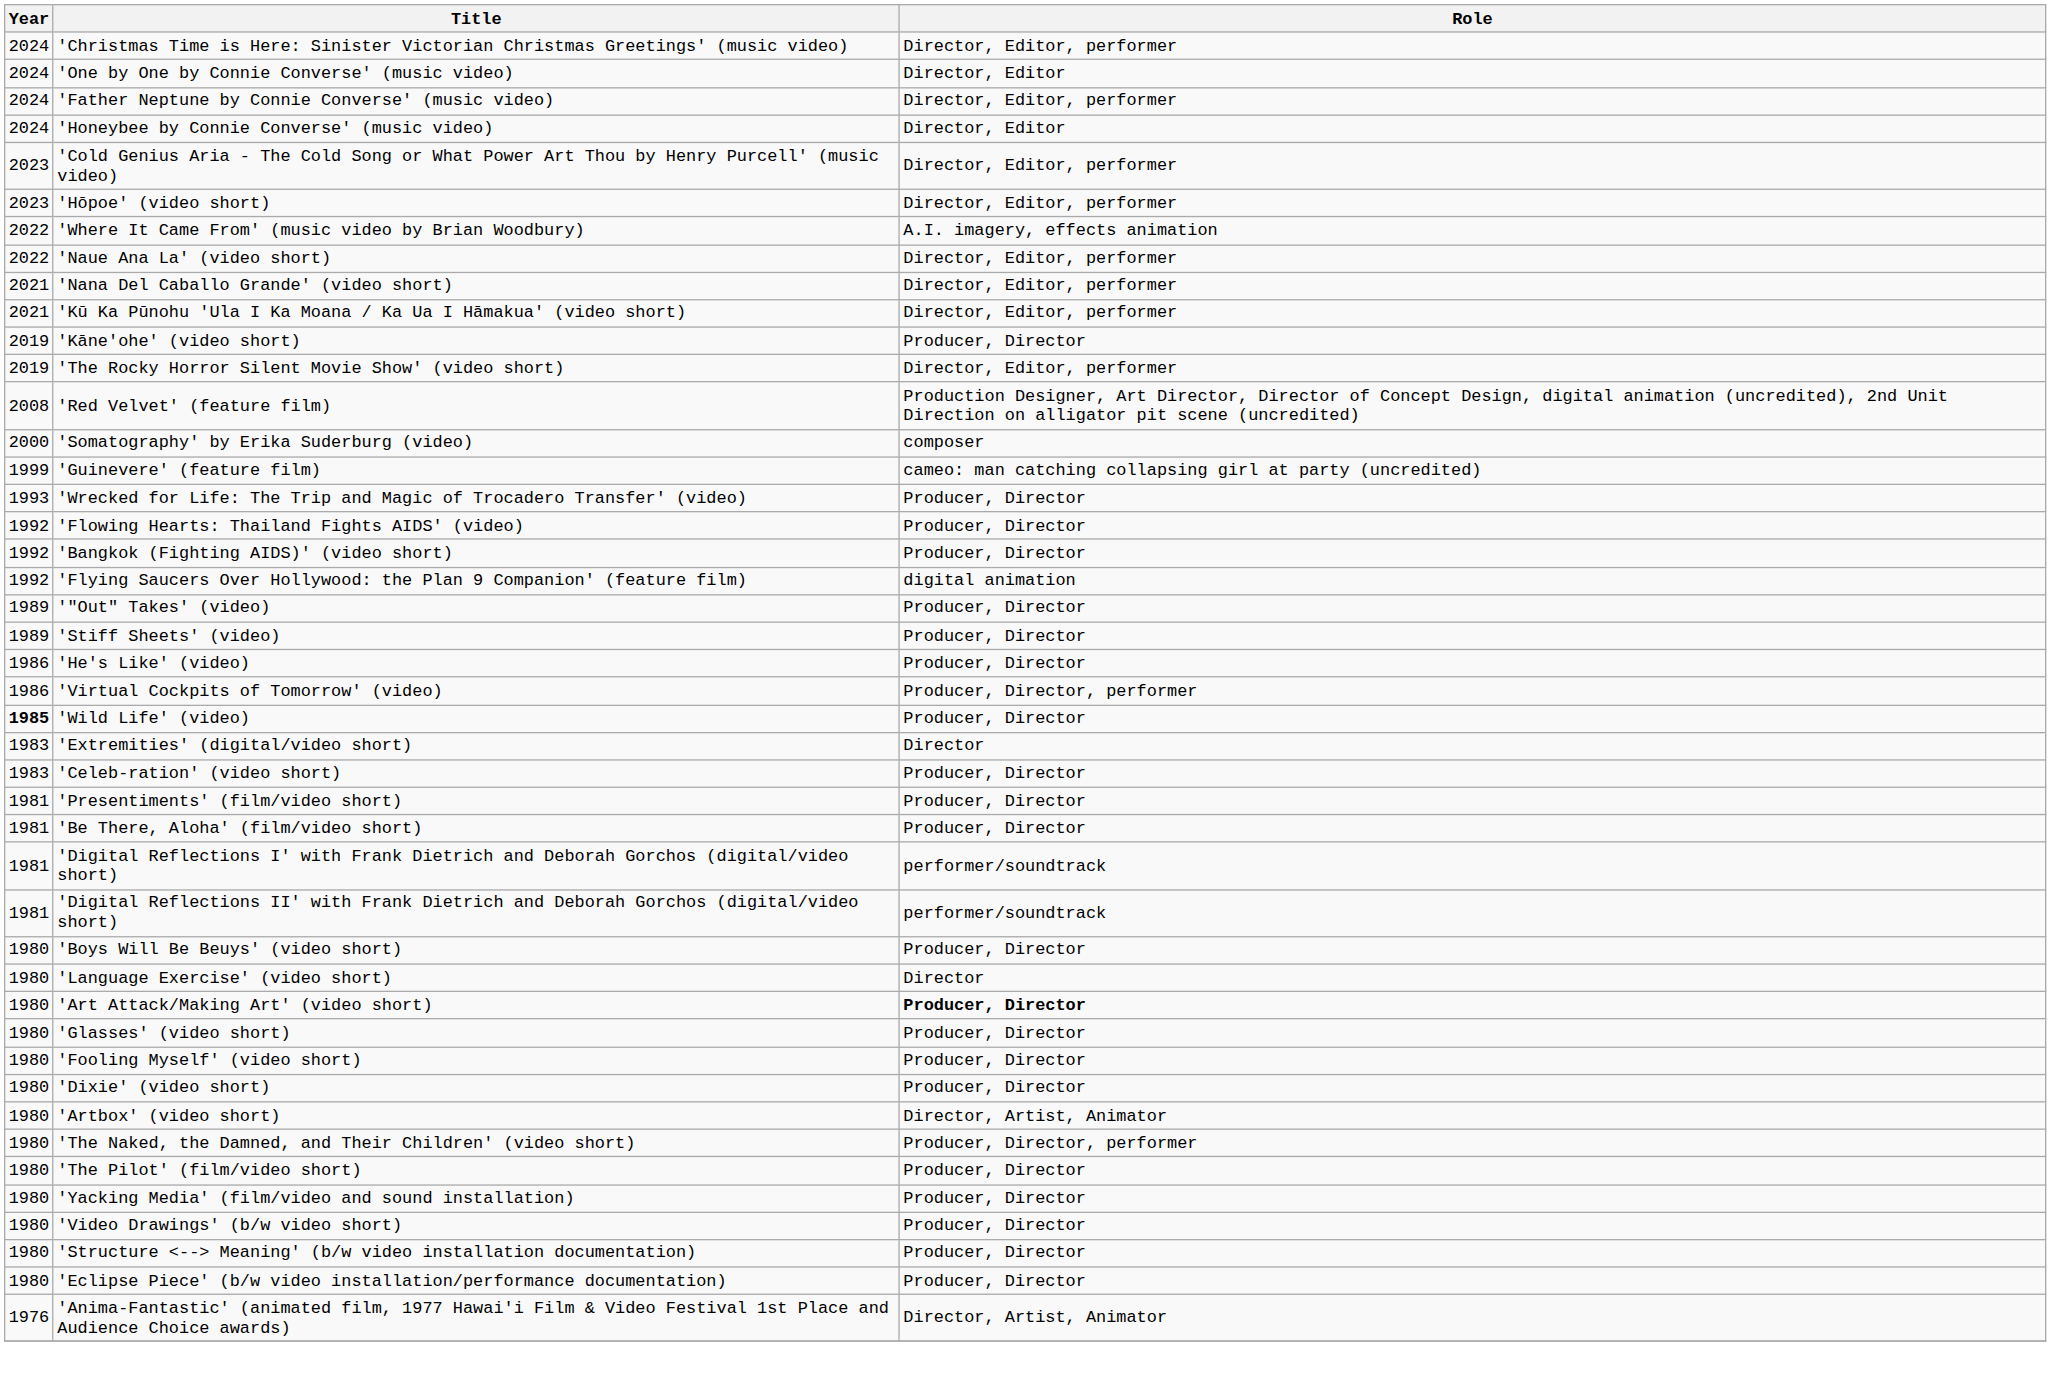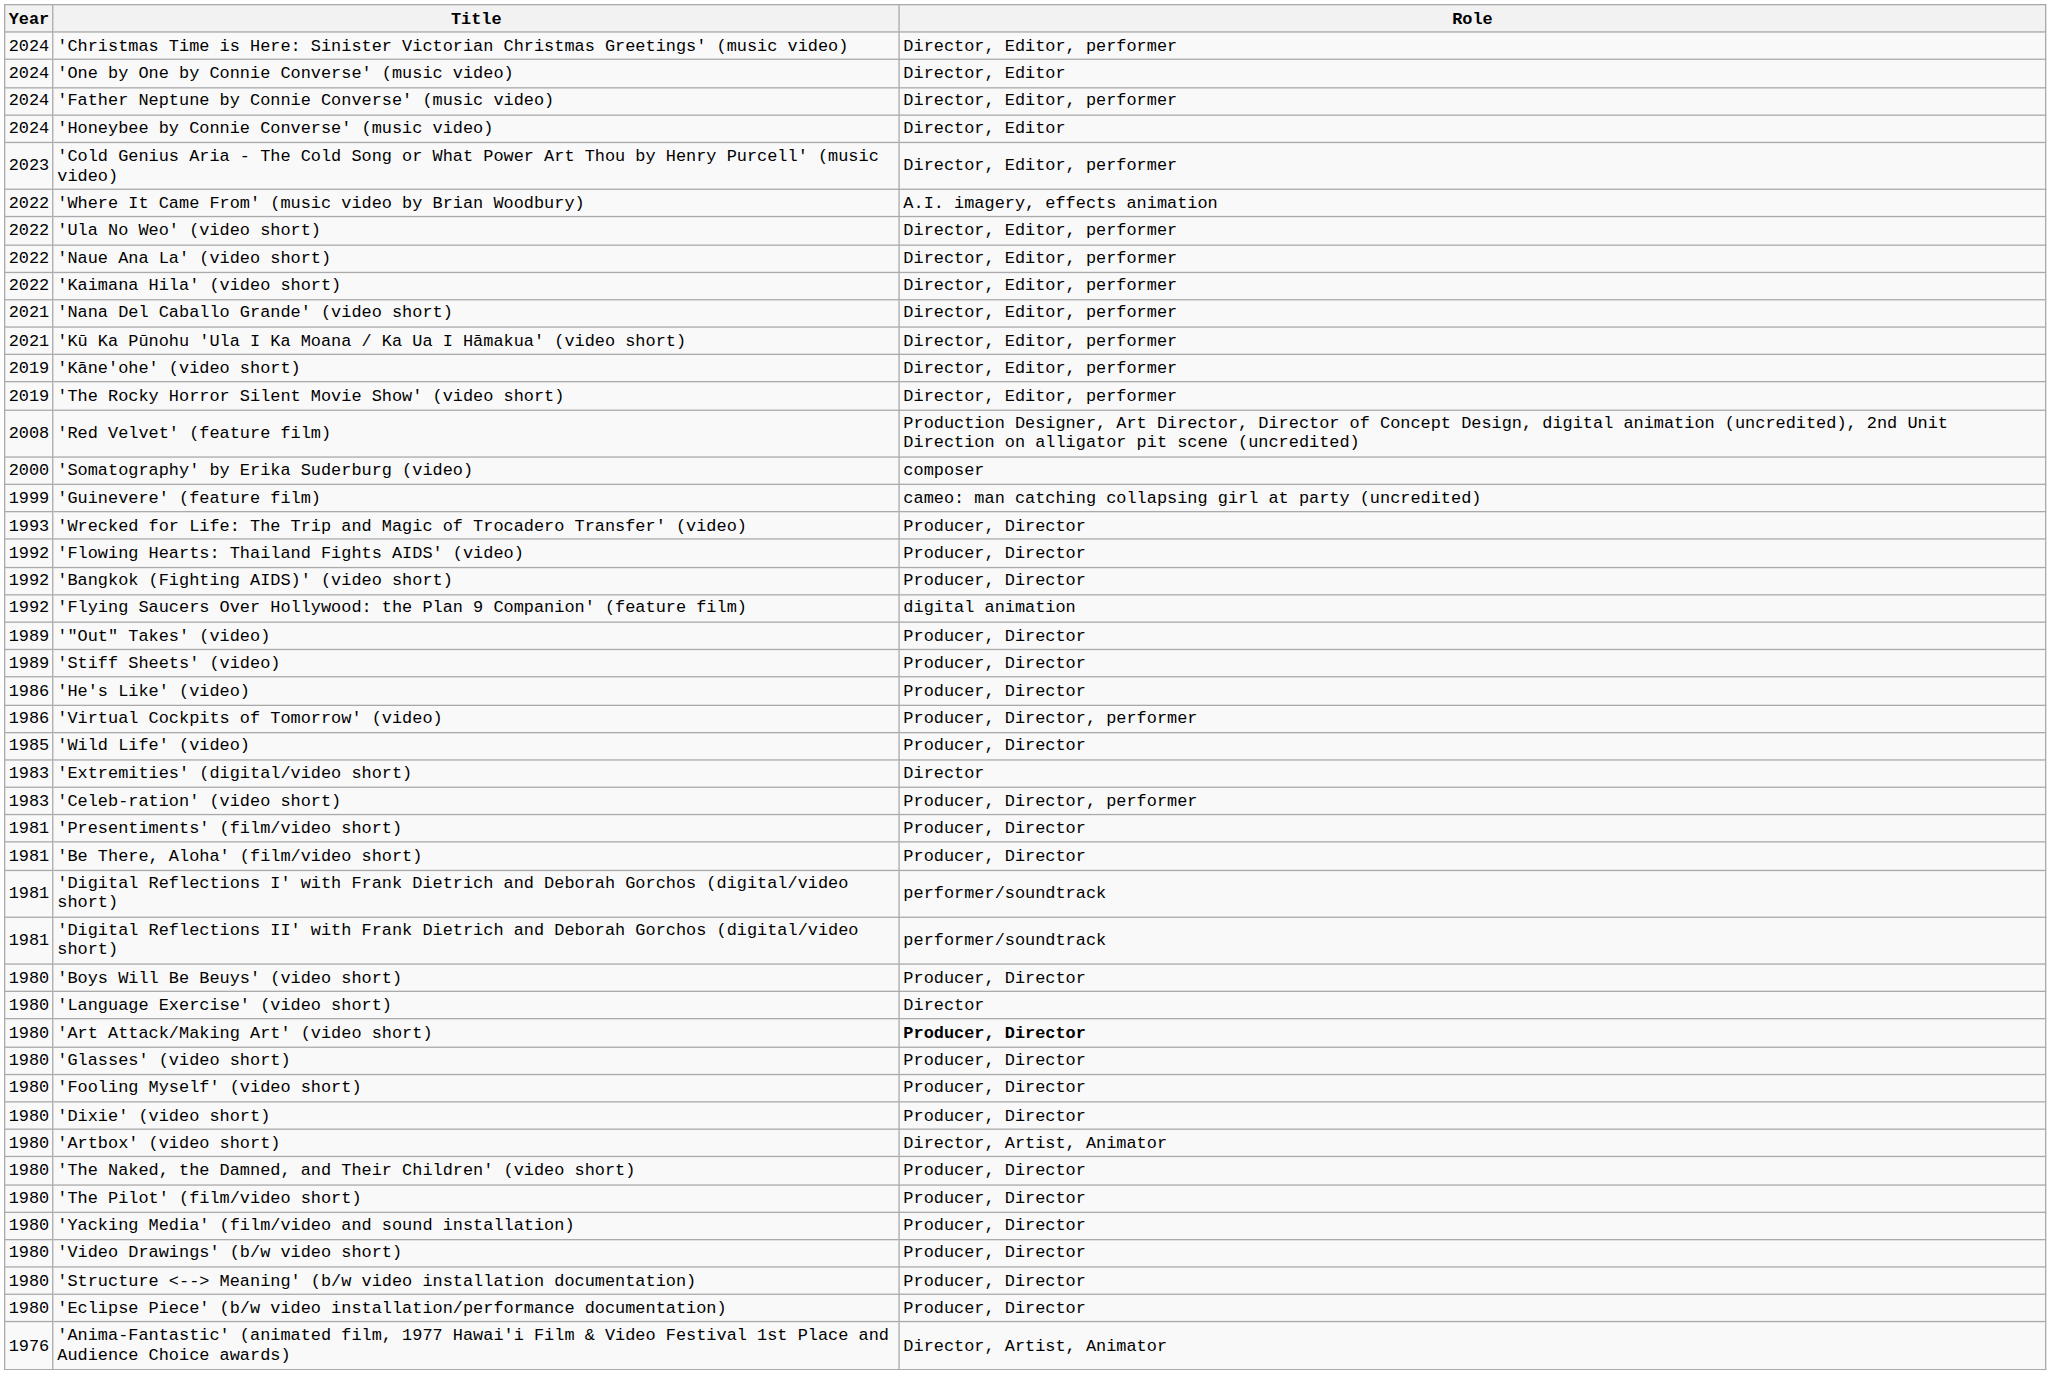- row: (164, 203)
+ row: (189, 231)
+ row: (199, 286)
(995, 341) Producer, Director -> (1040, 368) Director, Editor, performer
(29, 718) bold -> (29, 746) normal
(995, 774) Producer, Director -> (1050, 801) Producer, Director, performer
(1050, 1143) Producer, Director, performer -> (995, 1171) Producer, Director
